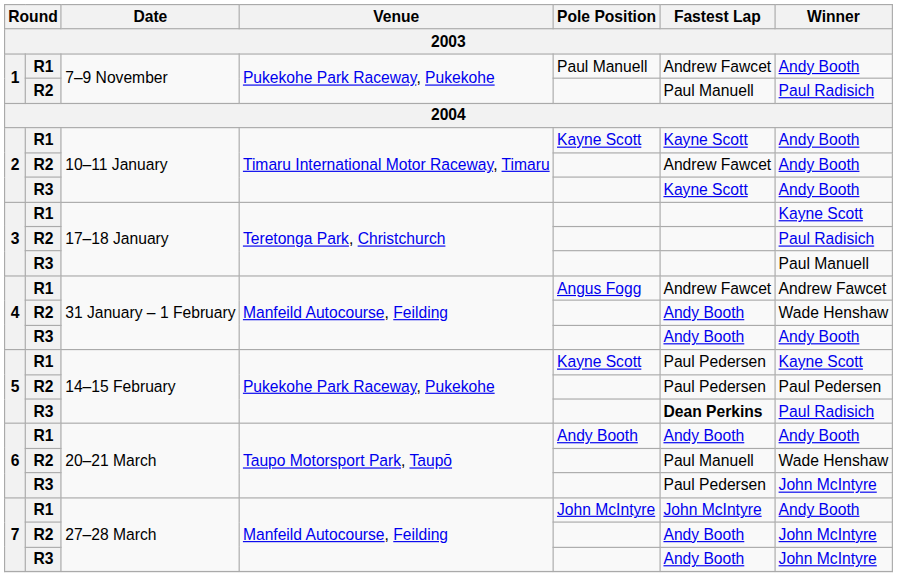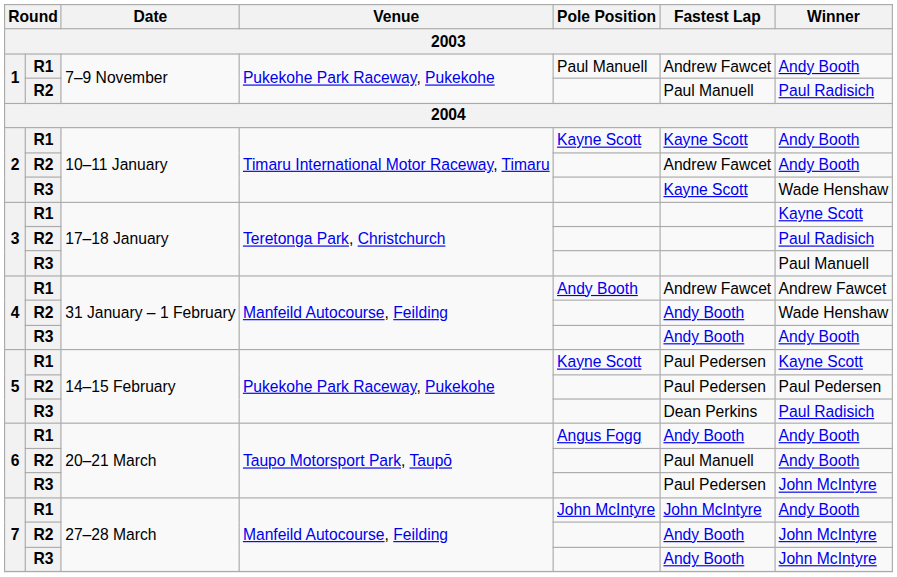(819, 189) Andy Booth -> (833, 189) Wade Henshaw
(599, 288) Angus Fogg -> (597, 288) Andy Booth
(713, 411) bold -> (710, 411) normal
(597, 436) Andy Booth -> (599, 436) Angus Fogg
(833, 460) Wade Henshaw -> (819, 460) Andy Booth
